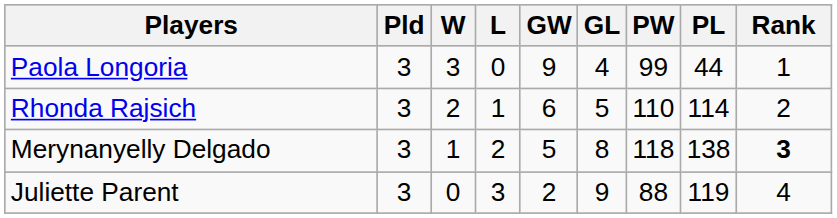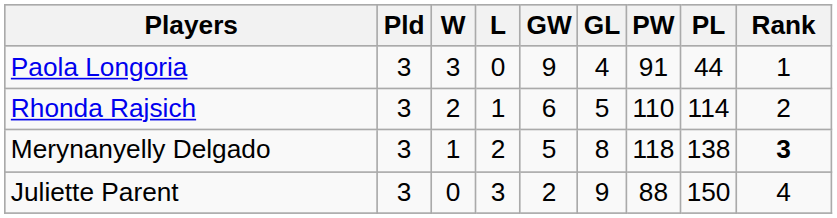(653, 66) 99 -> (653, 66) 91
(709, 191) 119 -> (709, 191) 150
